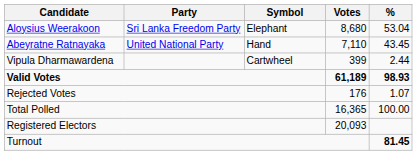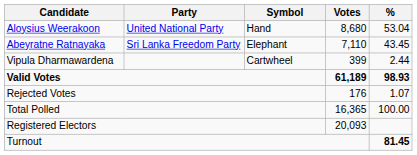(184, 28) Sri Lanka Freedom Party -> (175, 28) United National Party
(267, 28) Elephant -> (259, 28) Hand
(175, 45) United National Party -> (184, 45) Sri Lanka Freedom Party
(259, 45) Hand -> (267, 45) Elephant
